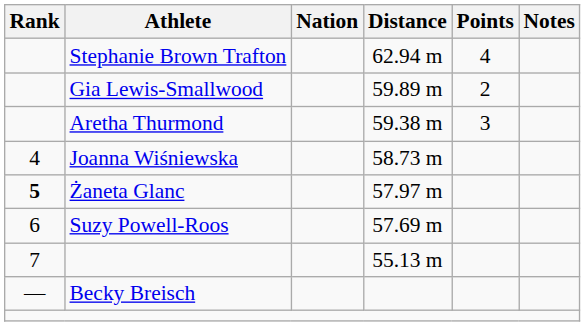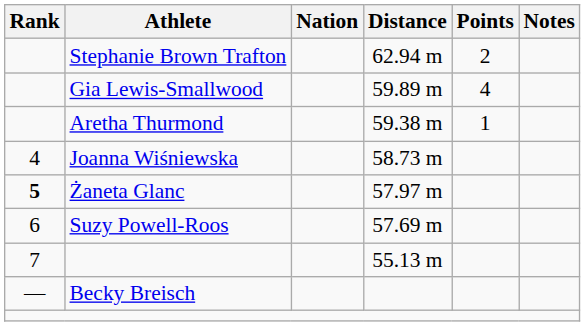(485, 55) 4 -> (485, 55) 2
(485, 89) 2 -> (485, 89) 4
(485, 123) 3 -> (485, 123) 1
